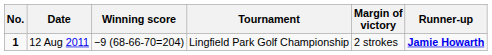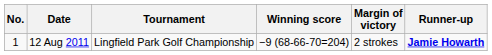columns swapped: (269, 19) <-> (139, 19)
(16, 42) bold -> (16, 42) normal
